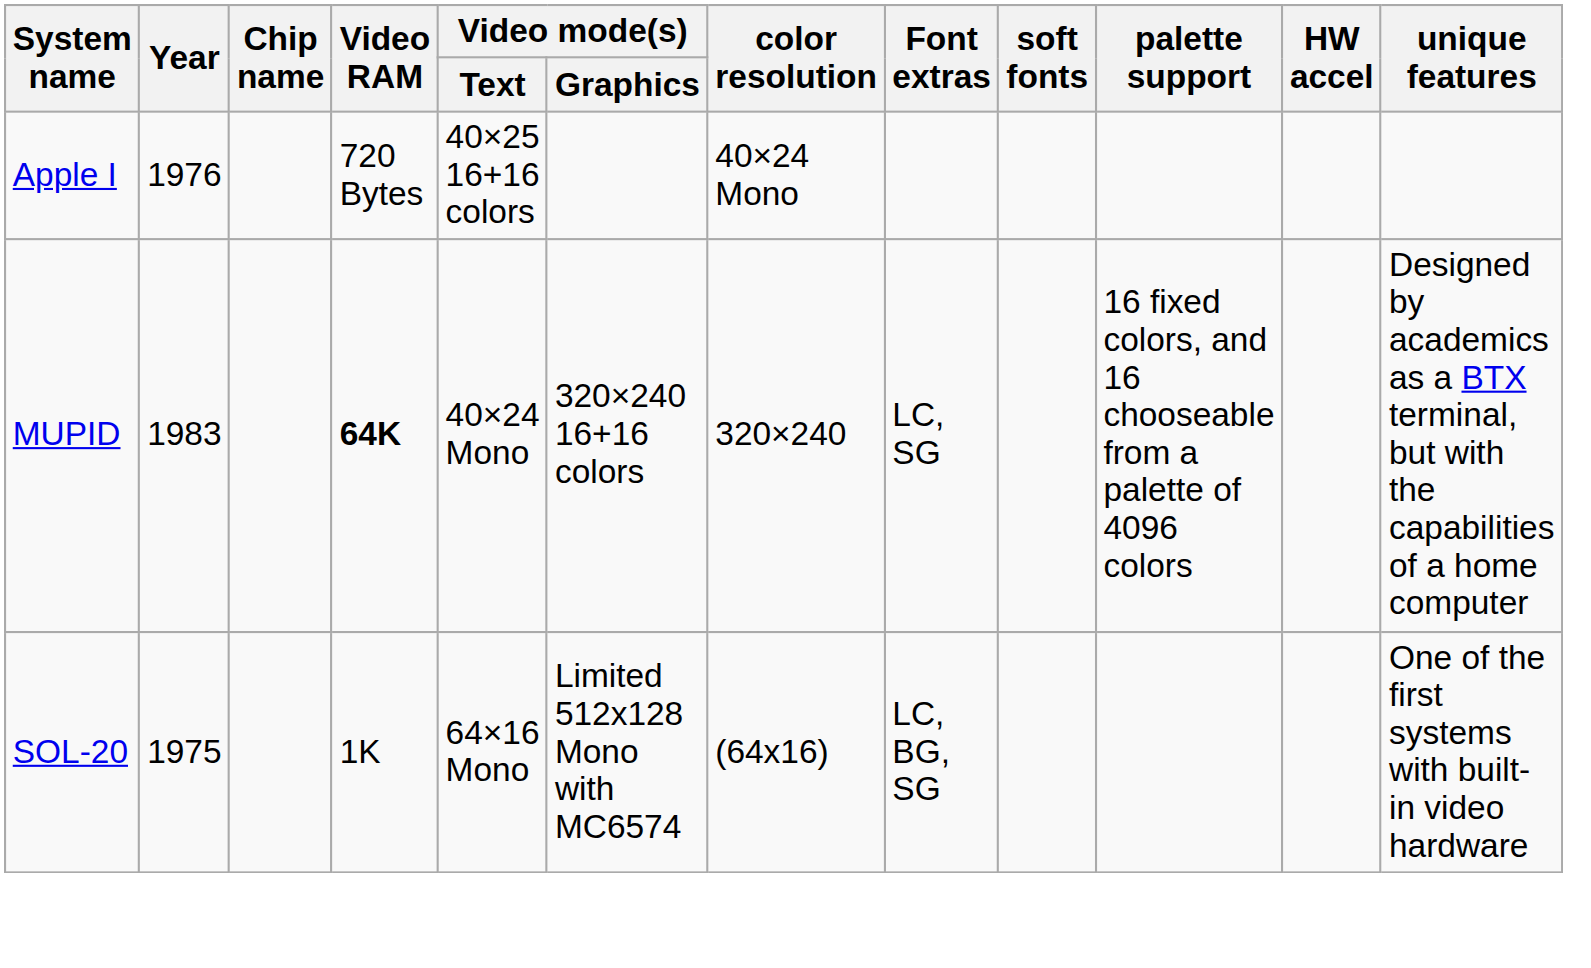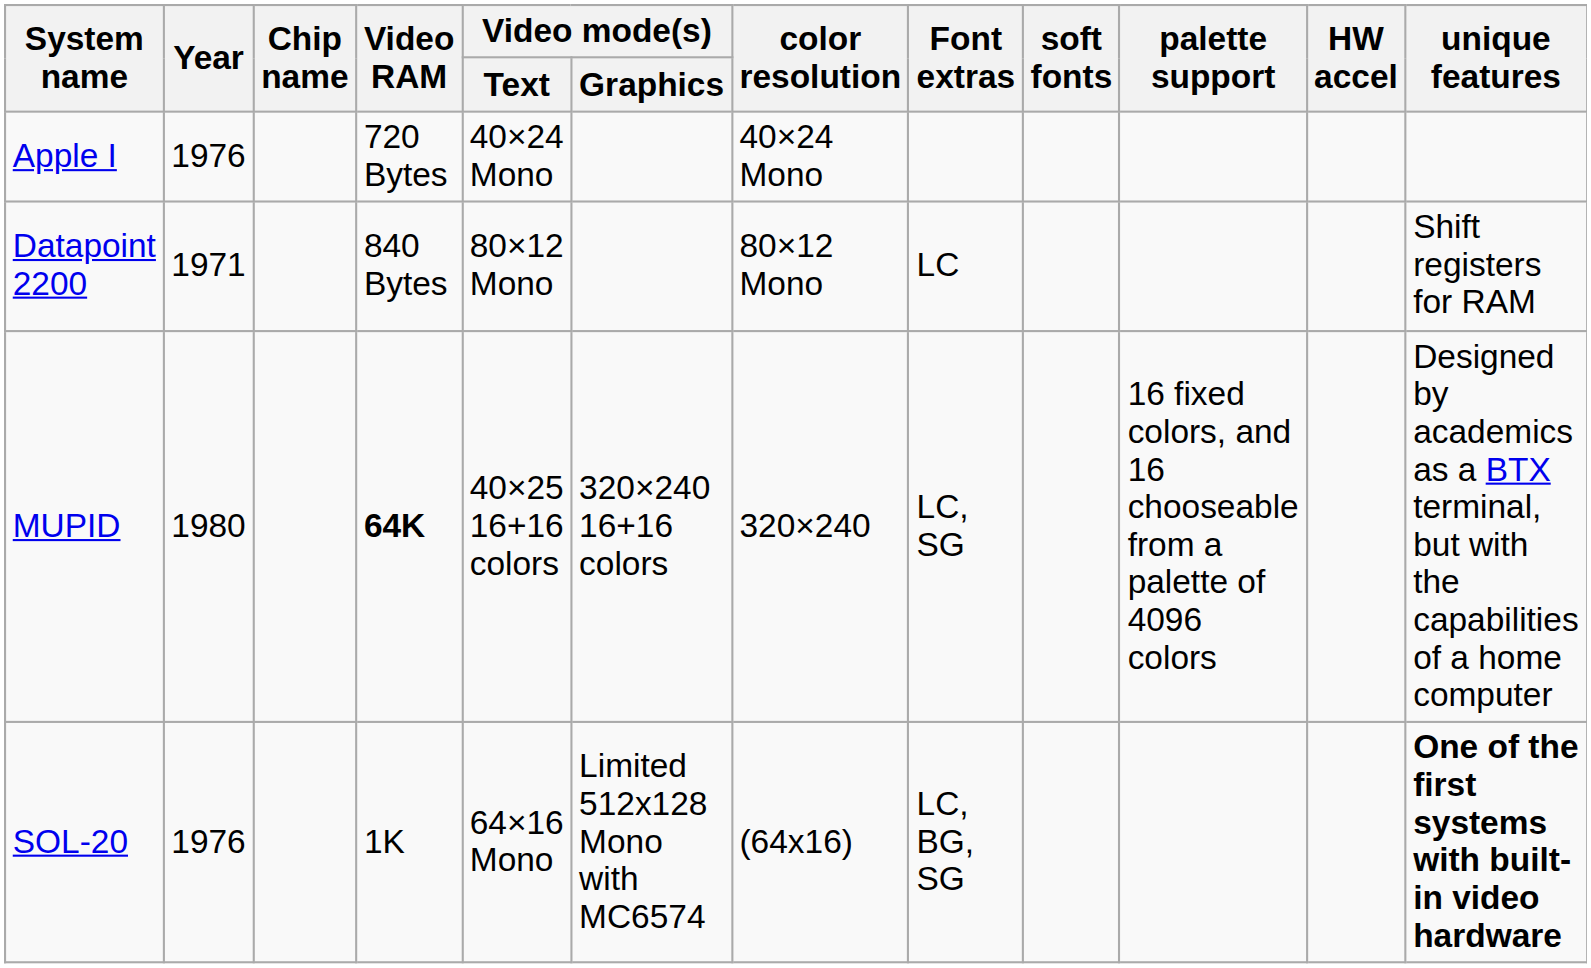(493, 174) 40×25 16+16 colors -> (517, 155) 40×24 Mono
+ row: (84, 265)
(184, 434) 1983 -> (209, 525) 1980
(493, 434) 40×24 Mono -> (517, 525) 40×25 16+16 colors
(184, 751) 1975 -> (209, 841) 1976
(1467, 751) normal -> (1496, 841) bold
